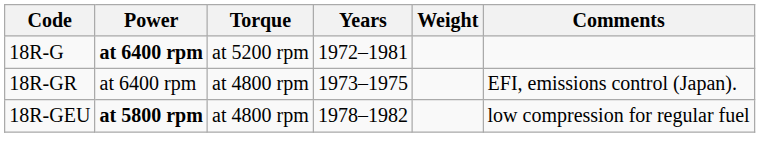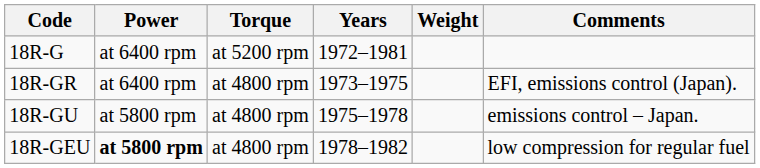(151, 52) bold -> (148, 52) normal
+ row: (44, 115)
